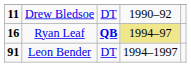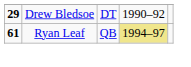(13, 14) 11 -> (13, 14) 29
(13, 33) 16 -> (13, 33) 61
(109, 33) bold -> (108, 33) normal
- row: (60, 52)
